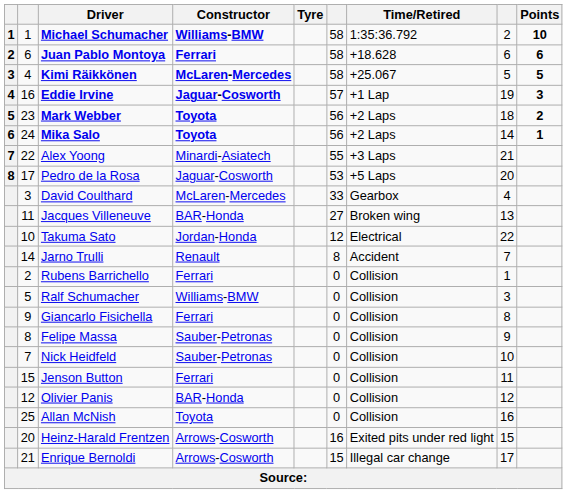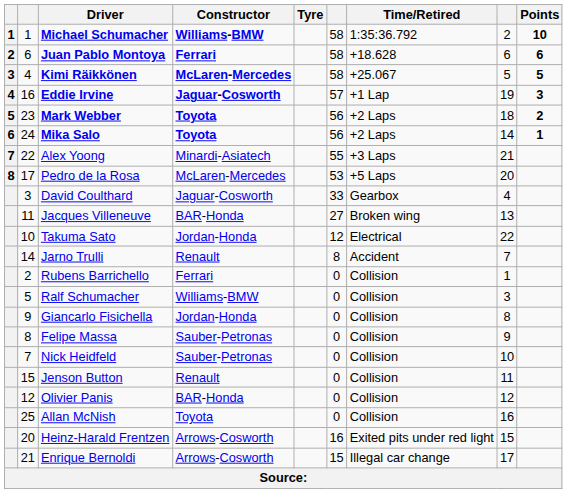(224, 175) Jaguar-Cosworth -> (231, 175) McLaren-Mercedes
(231, 196) McLaren-Mercedes -> (224, 196) Jaguar-Cosworth
(194, 316) Ferrari -> (216, 316) Jordan-Honda
(194, 377) Ferrari -> (198, 377) Renault
